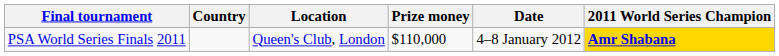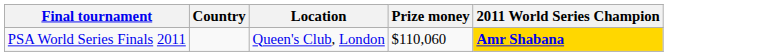- column: (529, 16)
(419, 39) $110,000 -> (419, 39) $110,060
